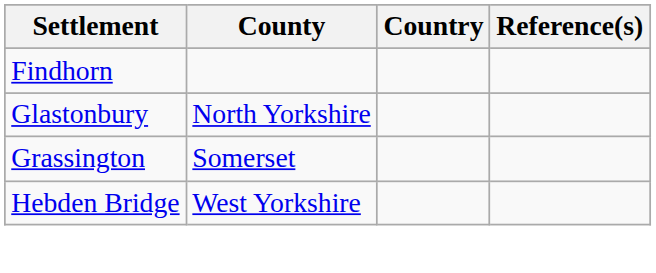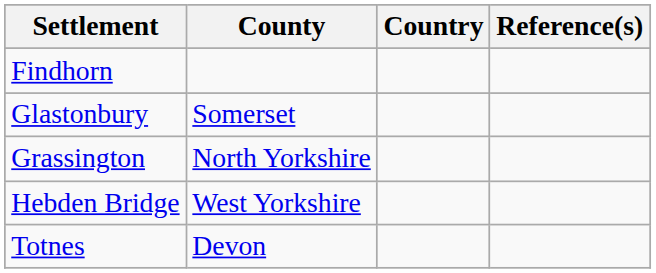(282, 114) North Yorkshire -> (244, 114) Somerset
(244, 158) Somerset -> (282, 158) North Yorkshire
+ row: (48, 245)
